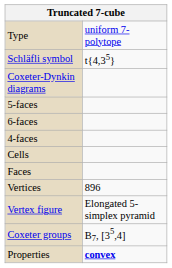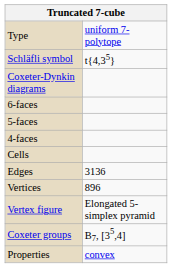rows swapped: (22, 121) <-> (22, 105)
- row: (19, 171)
+ row: (20, 171)
(100, 254) bold -> (100, 254) normal
